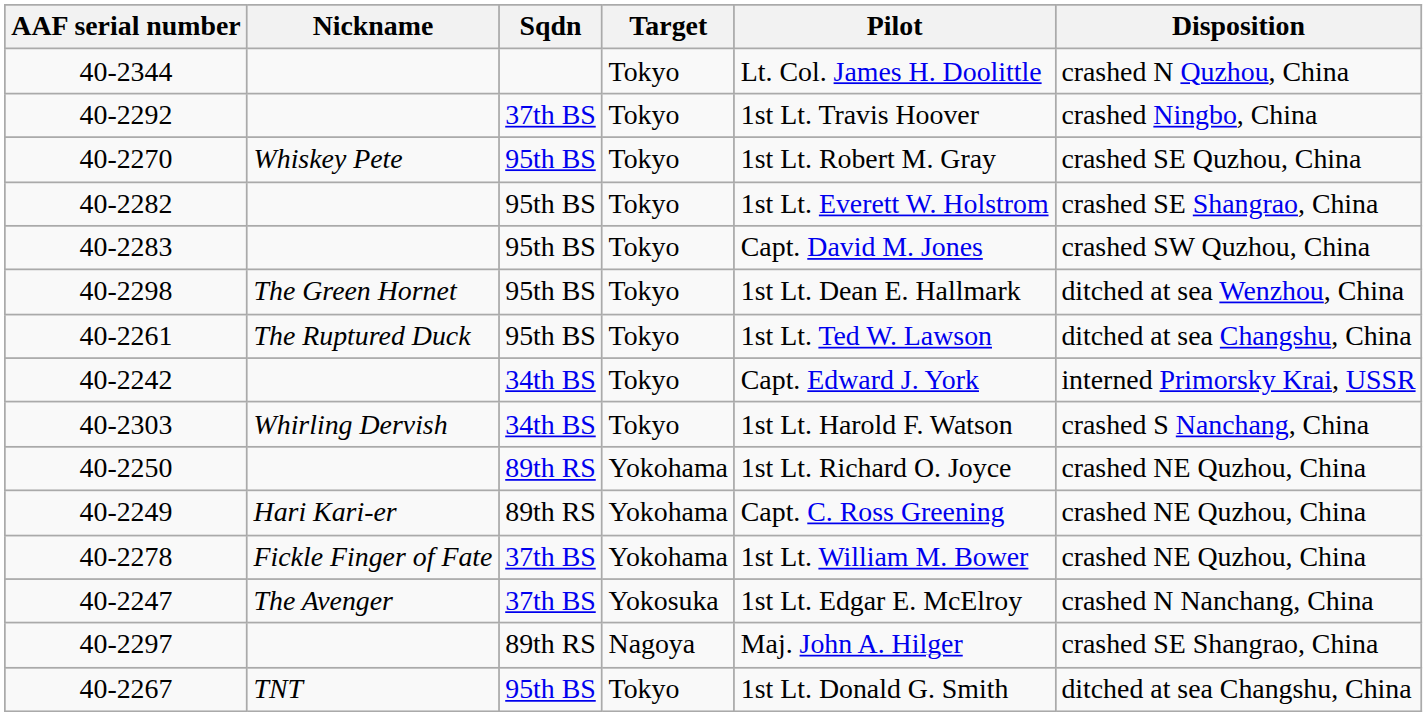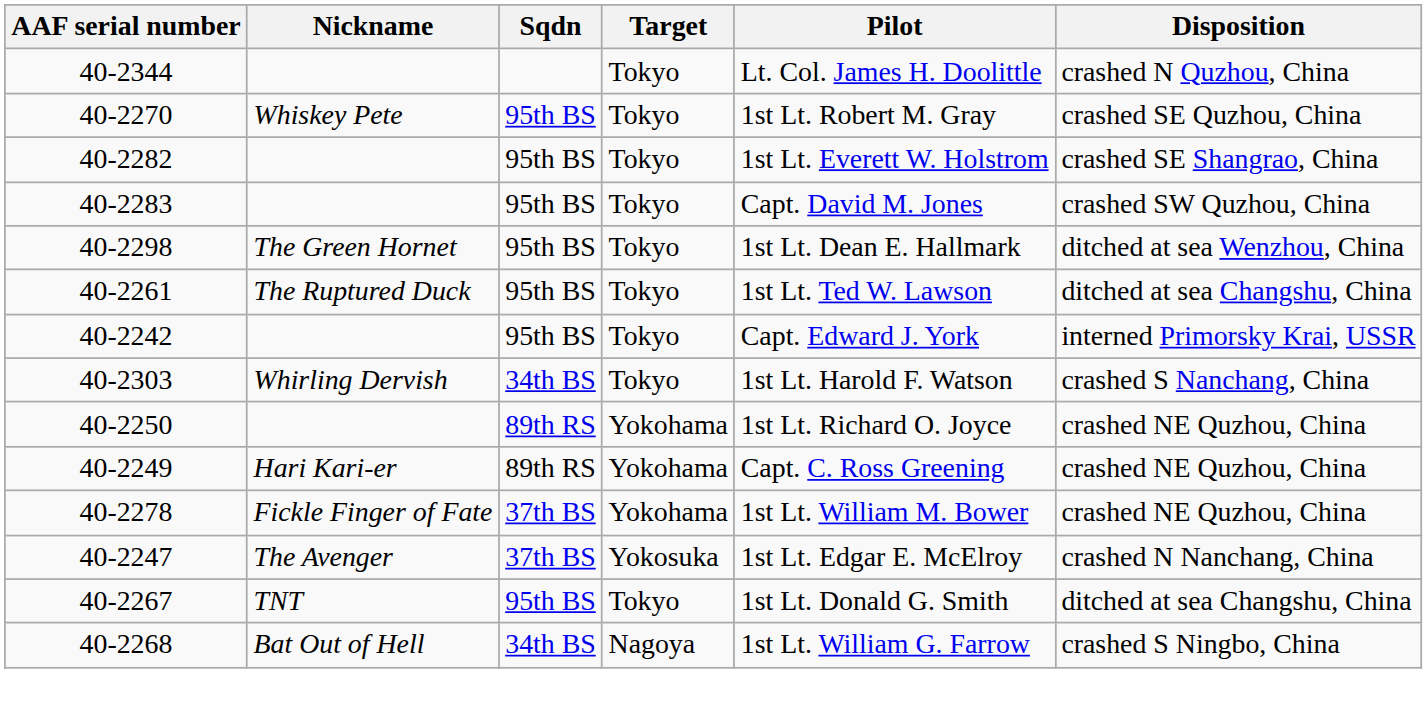- row: (126, 114)
(550, 379) 34th BS -> (550, 335) 95th BS
- row: (126, 644)
+ row: (126, 644)
